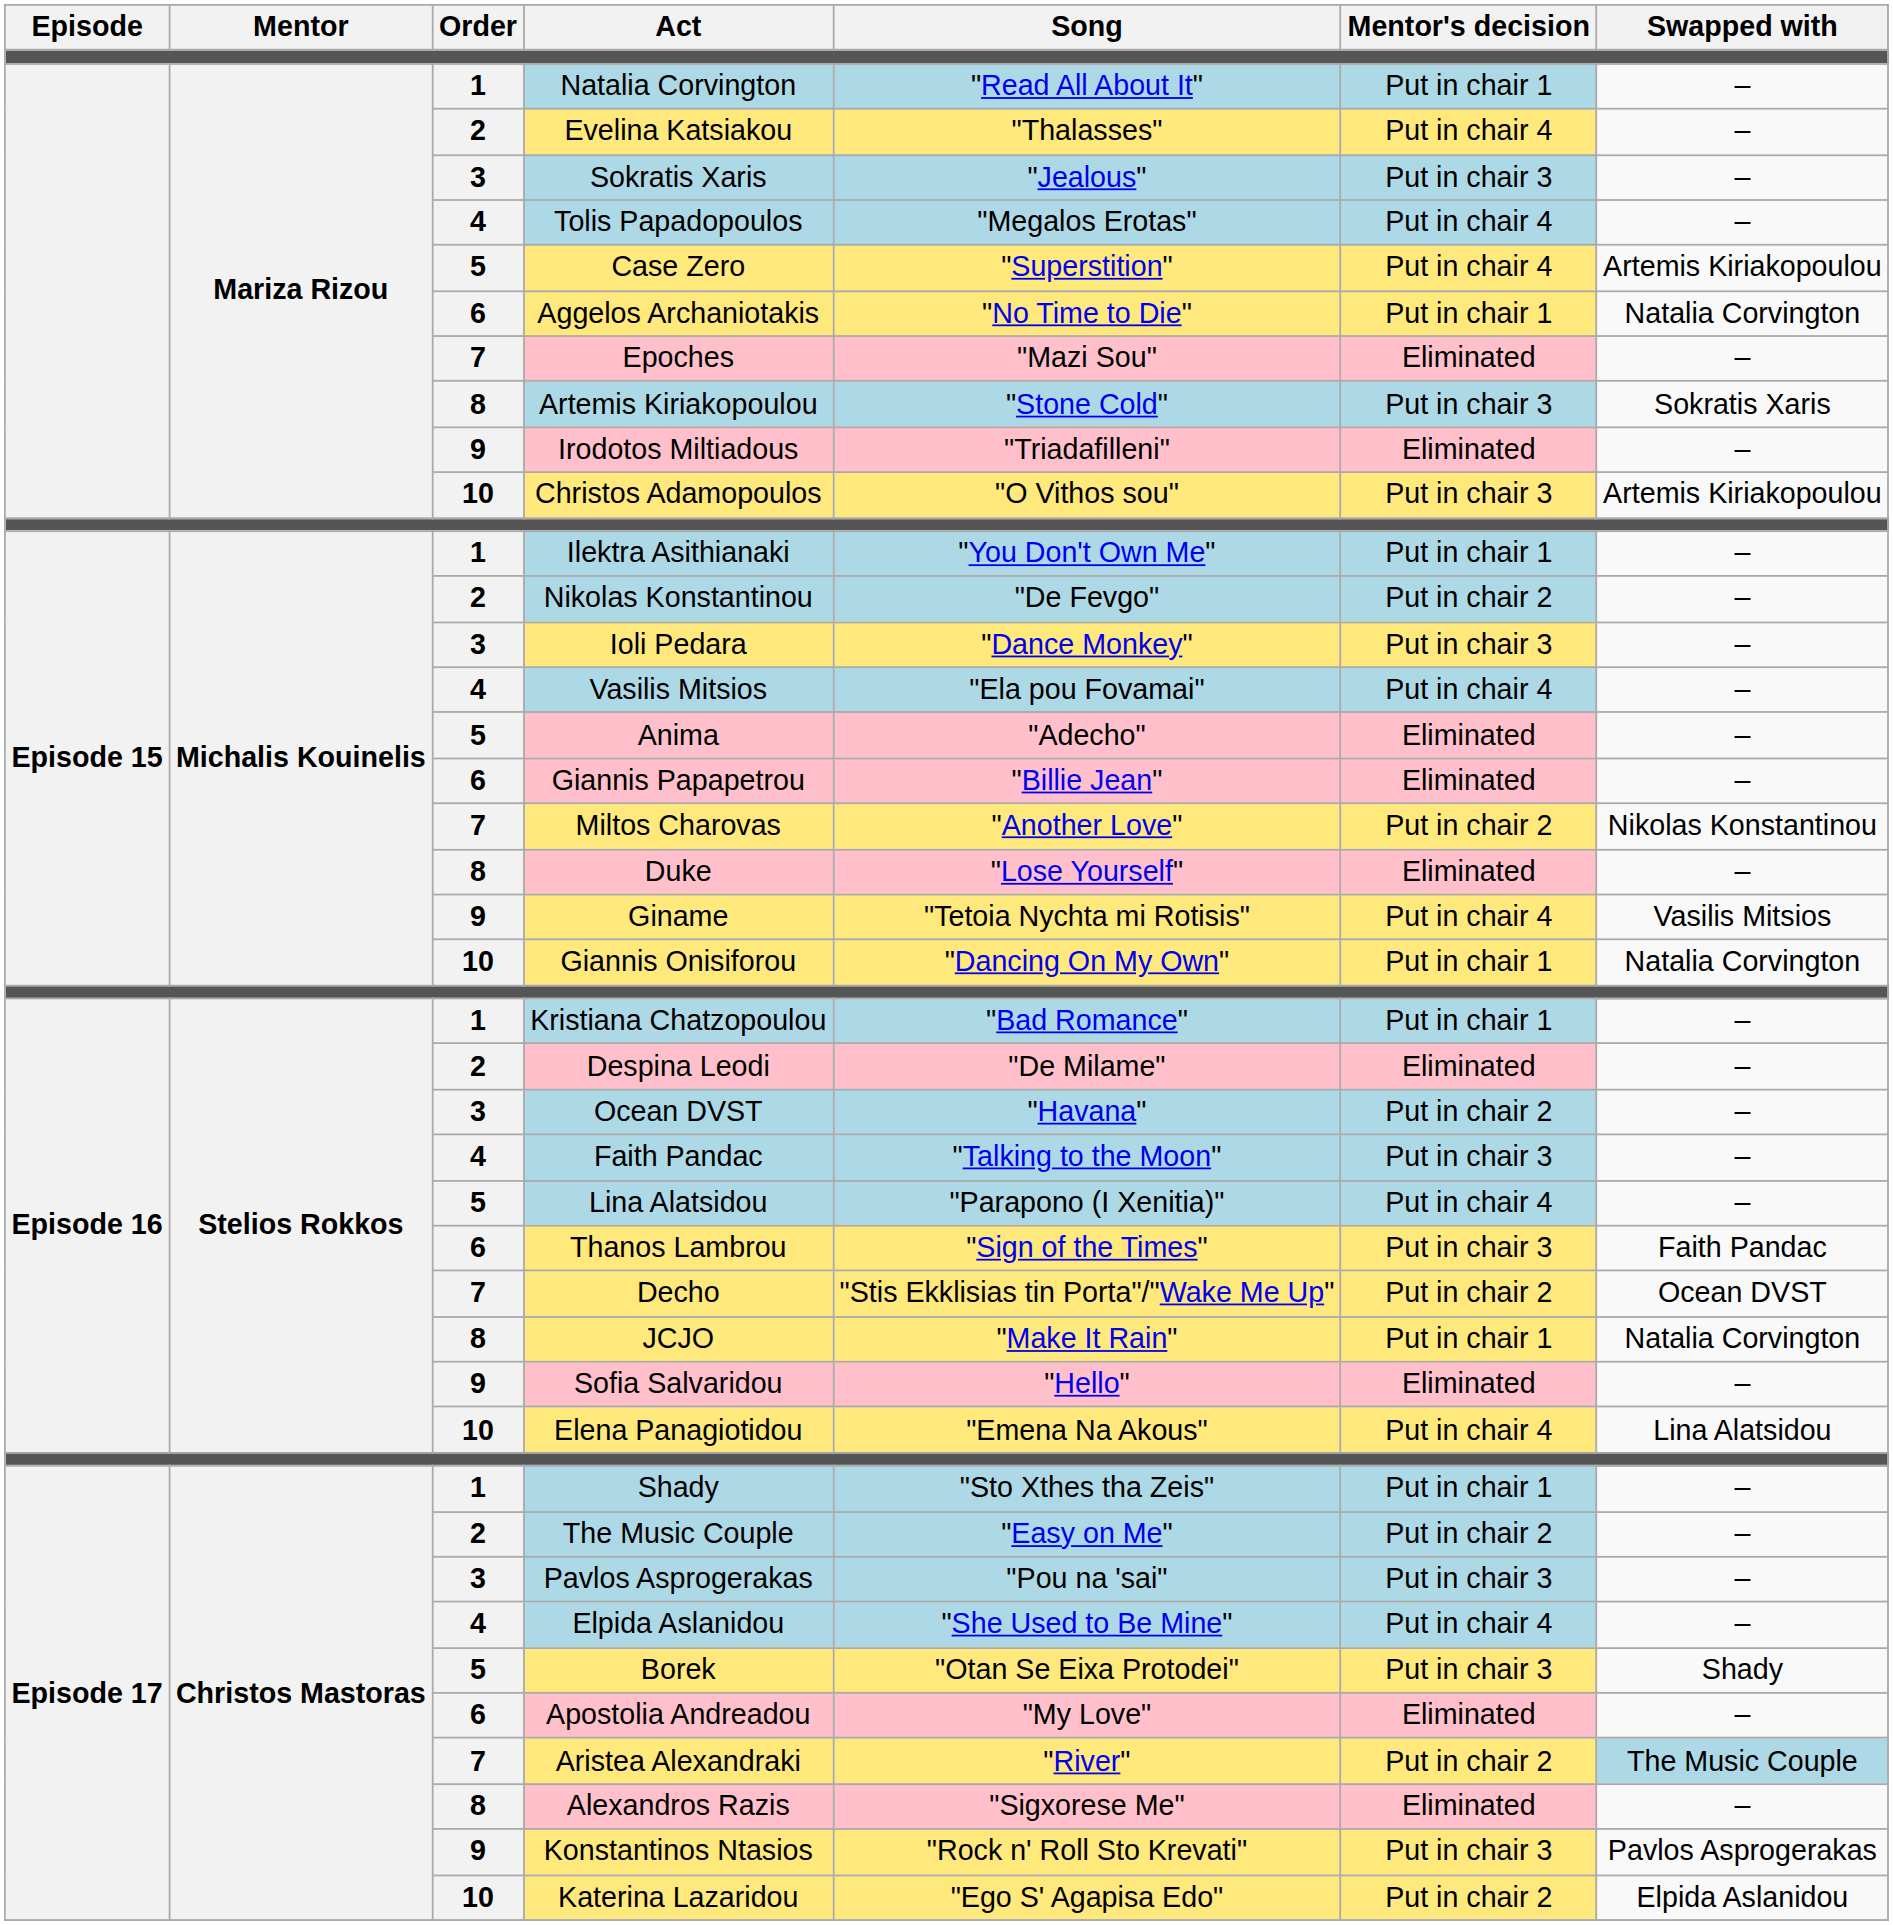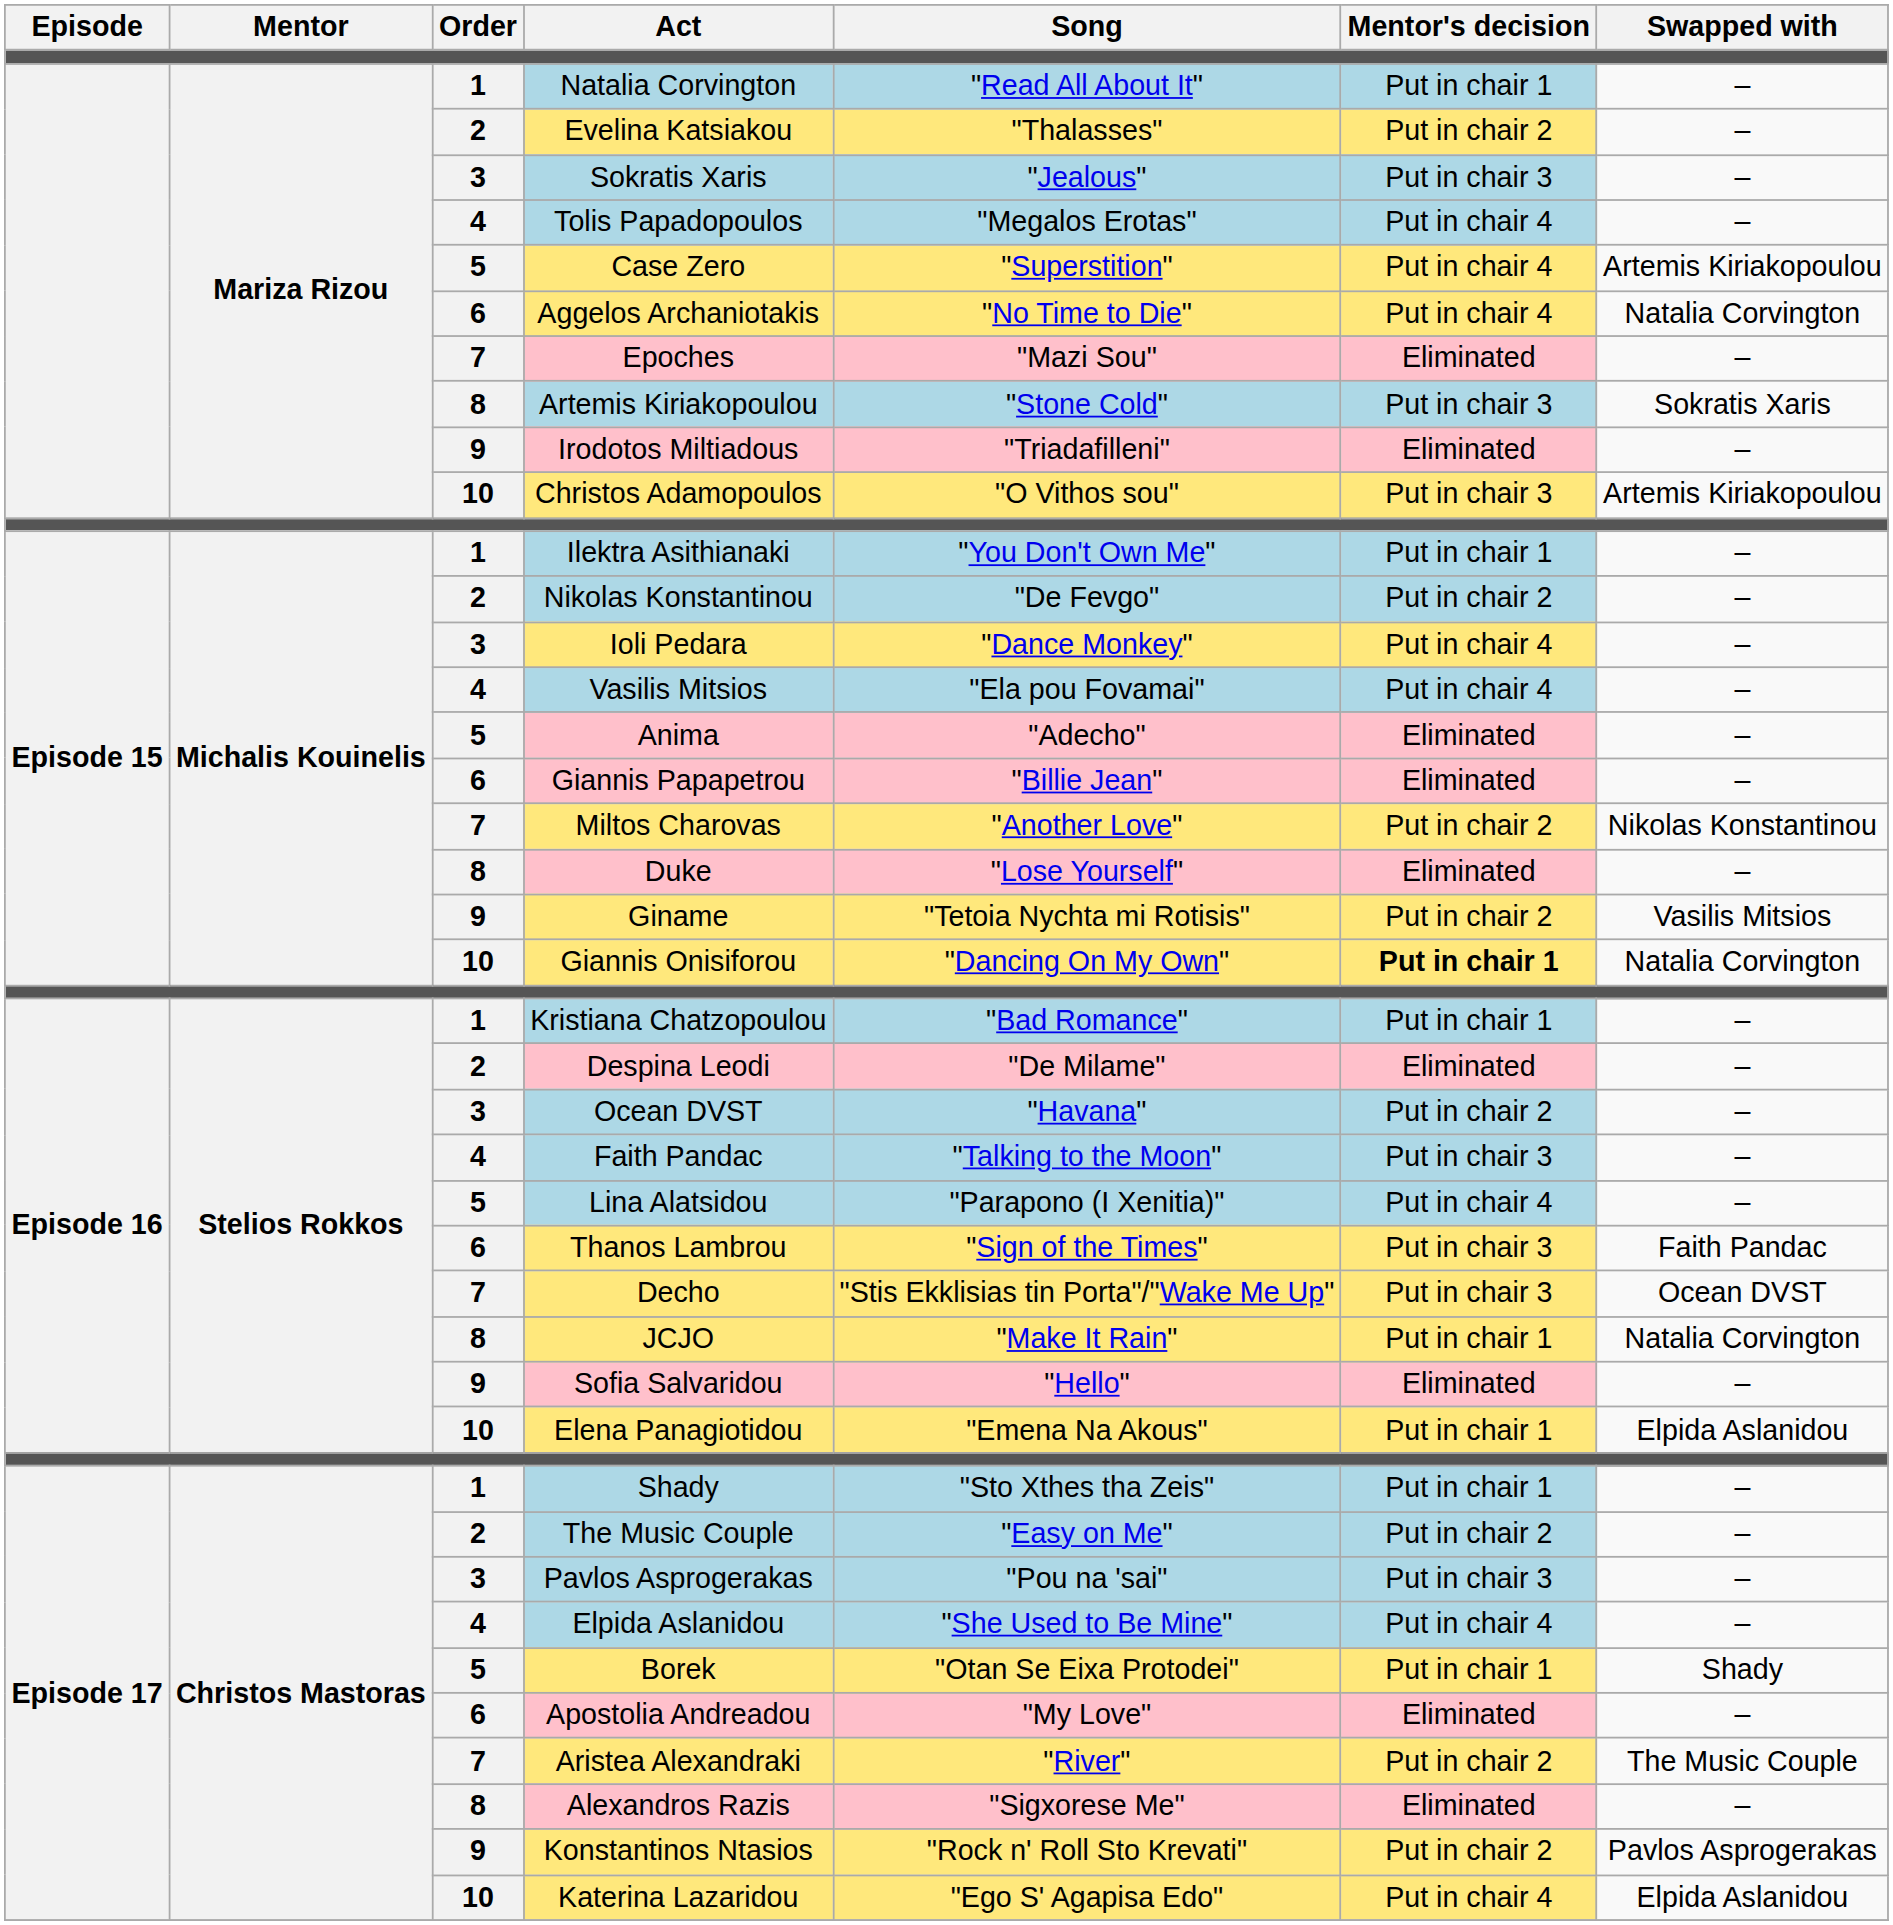(1469, 131) Put in chair 4 -> (1469, 131) Put in chair 2
(1469, 312) Put in chair 1 -> (1469, 312) Put in chair 4
(1469, 644) Put in chair 3 -> (1469, 644) Put in chair 4
(1469, 916) Put in chair 4 -> (1469, 916) Put in chair 2
(1469, 962) normal -> (1469, 962) bold
(1469, 1293) Put in chair 2 -> (1469, 1293) Put in chair 3
(1469, 1429) Put in chair 4 -> (1469, 1429) Put in chair 1
(1742, 1429) Lina Alatsidou -> (1742, 1429) Elpida Aslanidou
(1469, 1669) Put in chair 3 -> (1469, 1669) Put in chair 1
(1742, 1760) lightblue background -> (1742, 1760) no background
(1469, 1851) Put in chair 3 -> (1469, 1851) Put in chair 2
(1469, 1896) Put in chair 2 -> (1469, 1896) Put in chair 4
